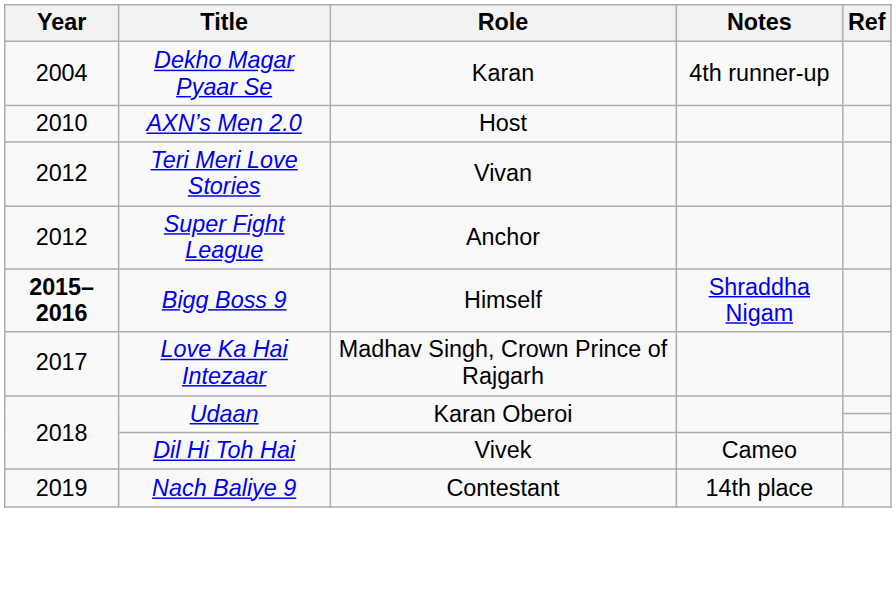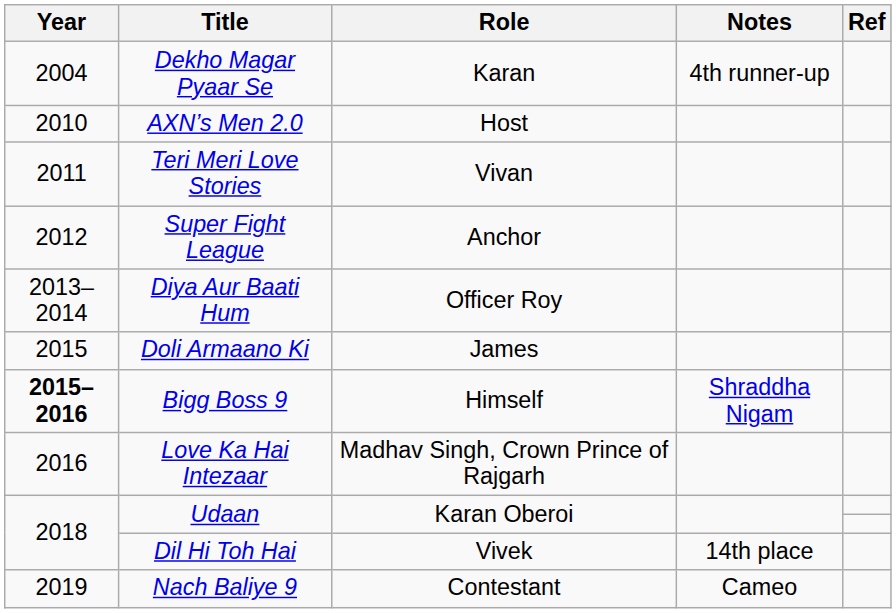(62, 173) 2012 -> (62, 173) 2011
+ row: (225, 300)
+ row: (225, 350)
(62, 363) 2017 -> (62, 463) 2016
(759, 450) Cameo -> (760, 551) 14th place
(759, 487) 14th place -> (760, 588) Cameo
